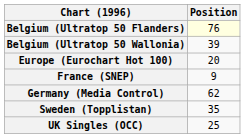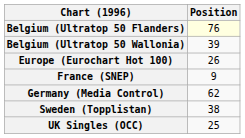(214, 61) 20 -> (214, 61) 26
(214, 109) 35 -> (214, 109) 38
